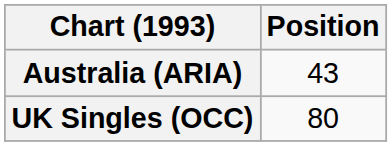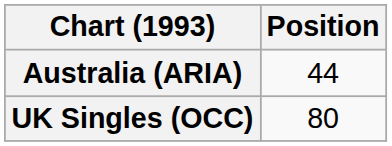(323, 72) 43 -> (323, 72) 44
